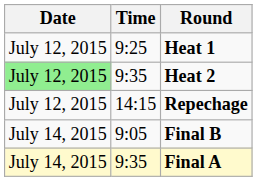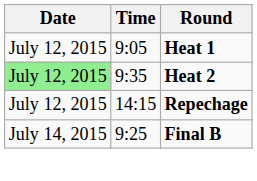(131, 47) 9:25 -> (131, 47) 9:05
(131, 133) 9:05 -> (131, 133) 9:25
- row: (193, 162)
